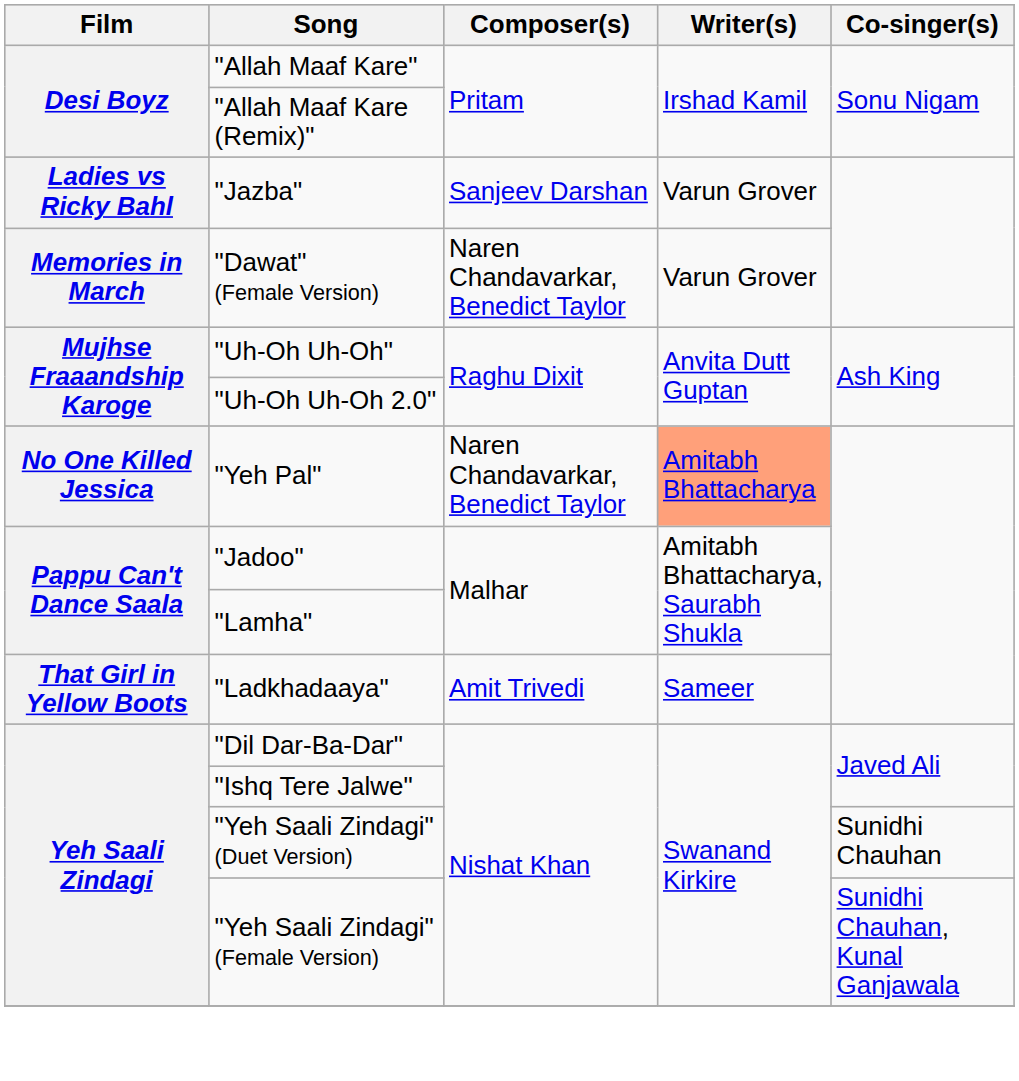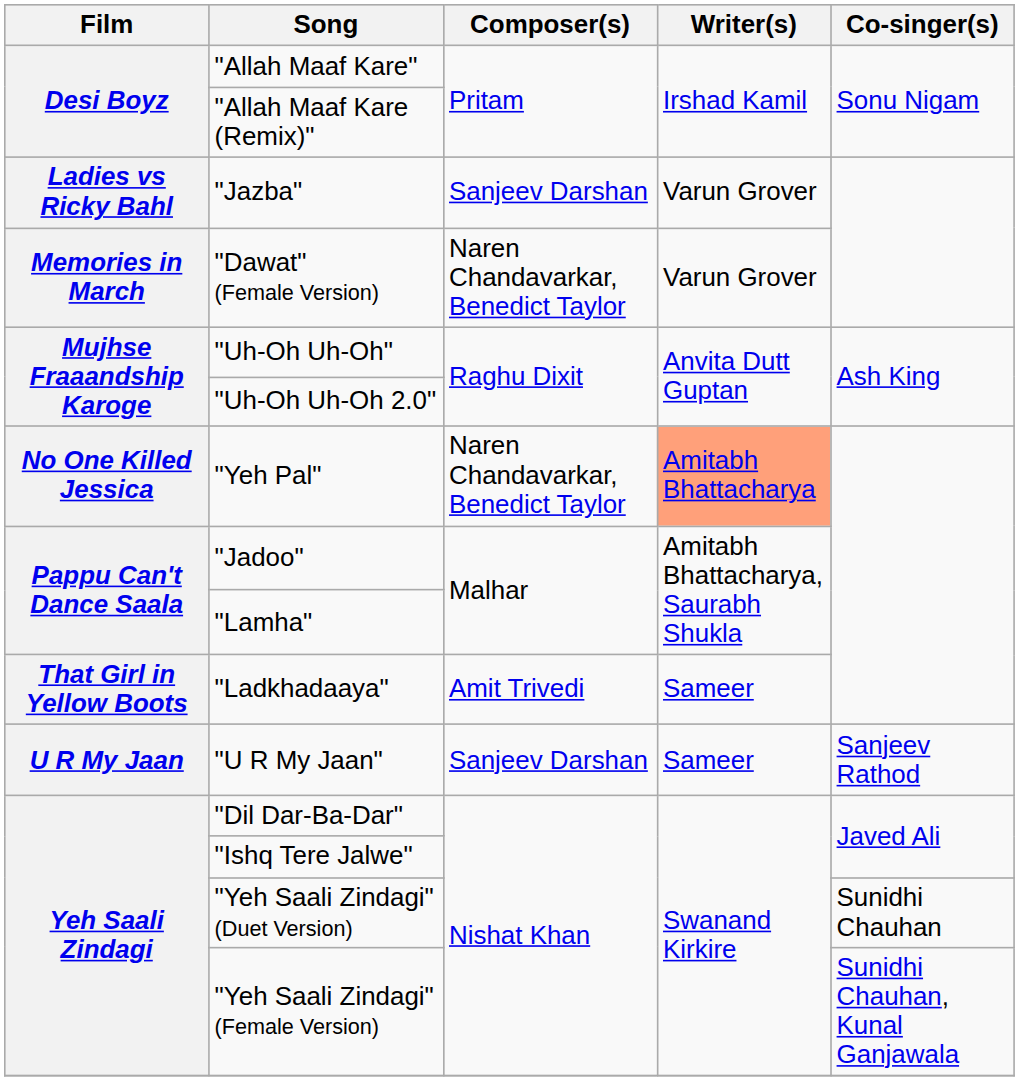+ row: (299, 759)
